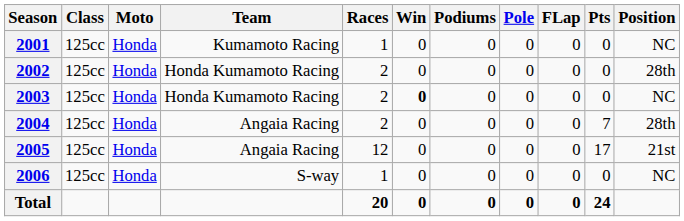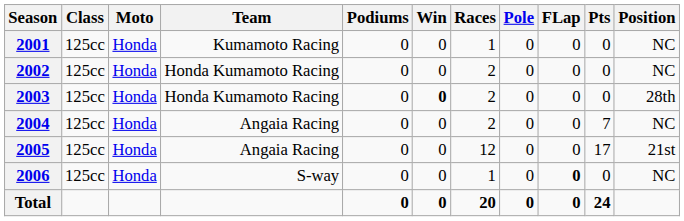columns swapped: (368, 17) <-> (465, 17)
(661, 70) 28th -> (664, 70) NC
(664, 96) NC -> (661, 96) 28th
(661, 123) 28th -> (664, 123) NC
(576, 176) normal -> (576, 176) bold
